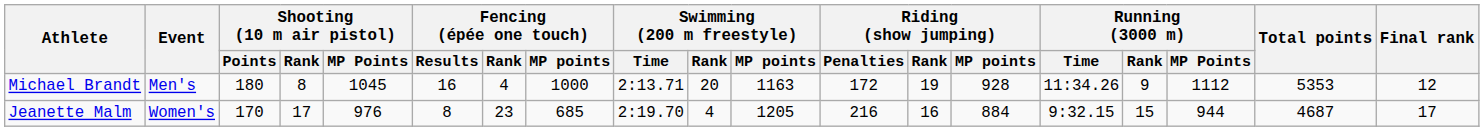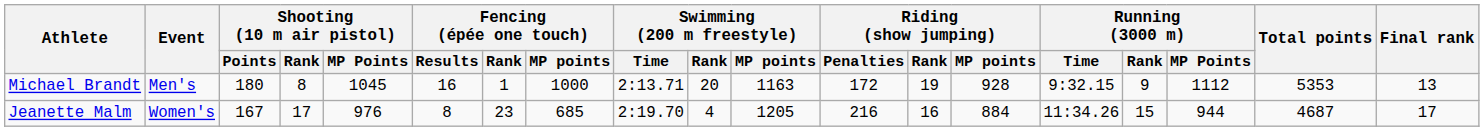(504, 87) 4 -> (504, 87) 1
(1081, 87) 11:34.26 -> (1081, 87) 9:32.15
(1427, 87) 12 -> (1427, 87) 13
(249, 113) 170 -> (249, 113) 167
(1081, 113) 9:32.15 -> (1081, 113) 11:34.26
